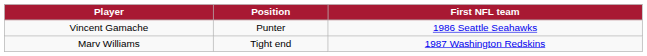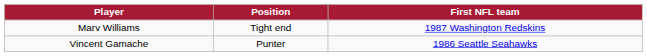rows swapped: (109, 43) <-> (109, 28)
